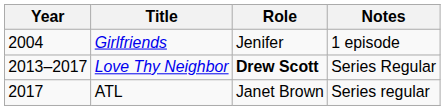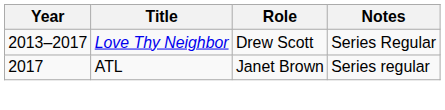- row: (131, 42)
(277, 67) bold -> (275, 42) normal
